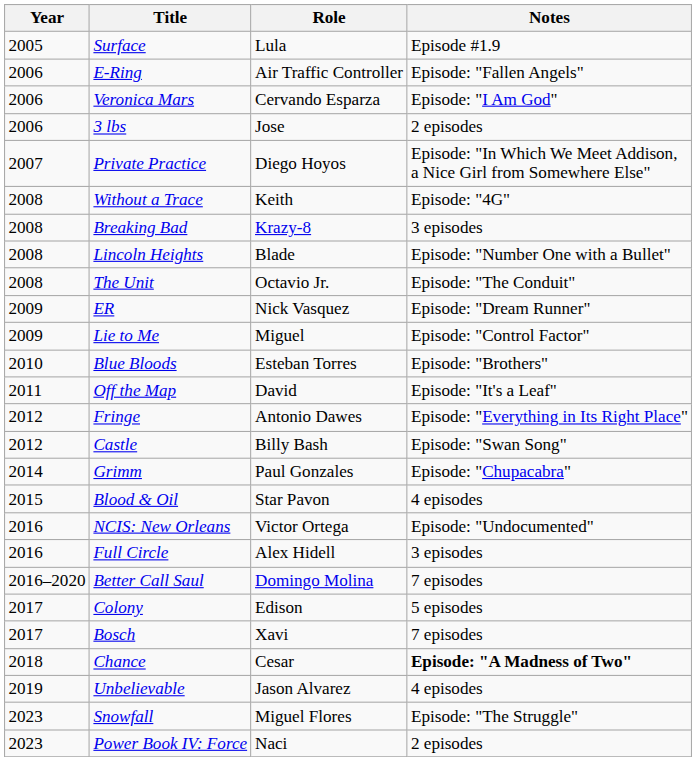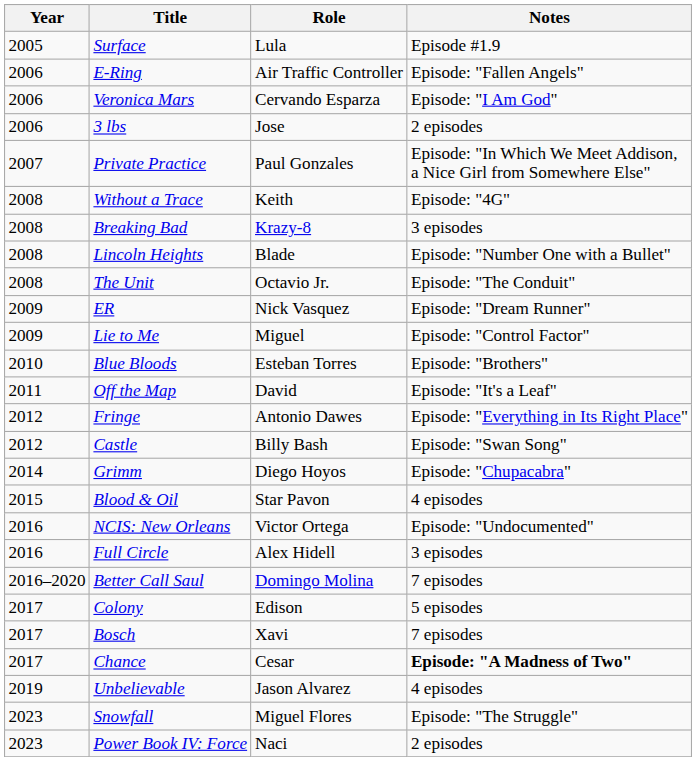(300, 163) Diego Hoyos -> (304, 163) Paul Gonzales
(304, 471) Paul Gonzales -> (300, 471) Diego Hoyos
(26, 661) 2018 -> (26, 661) 2017
